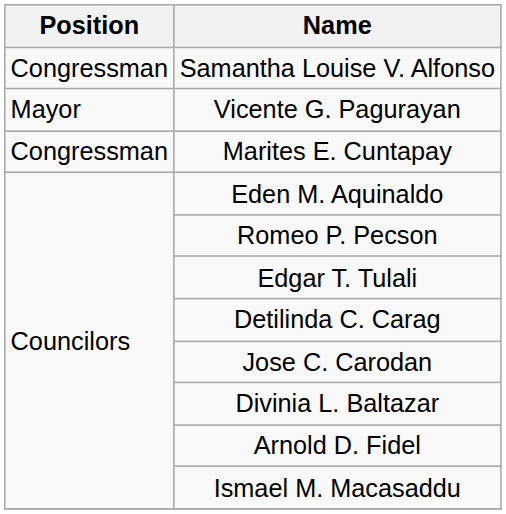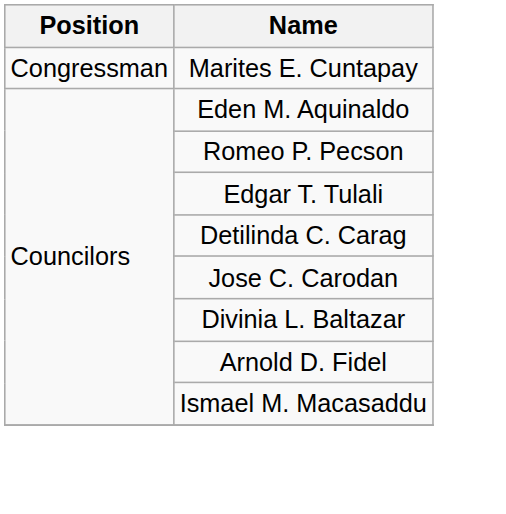- row: (337, 68)
- row: (337, 110)
